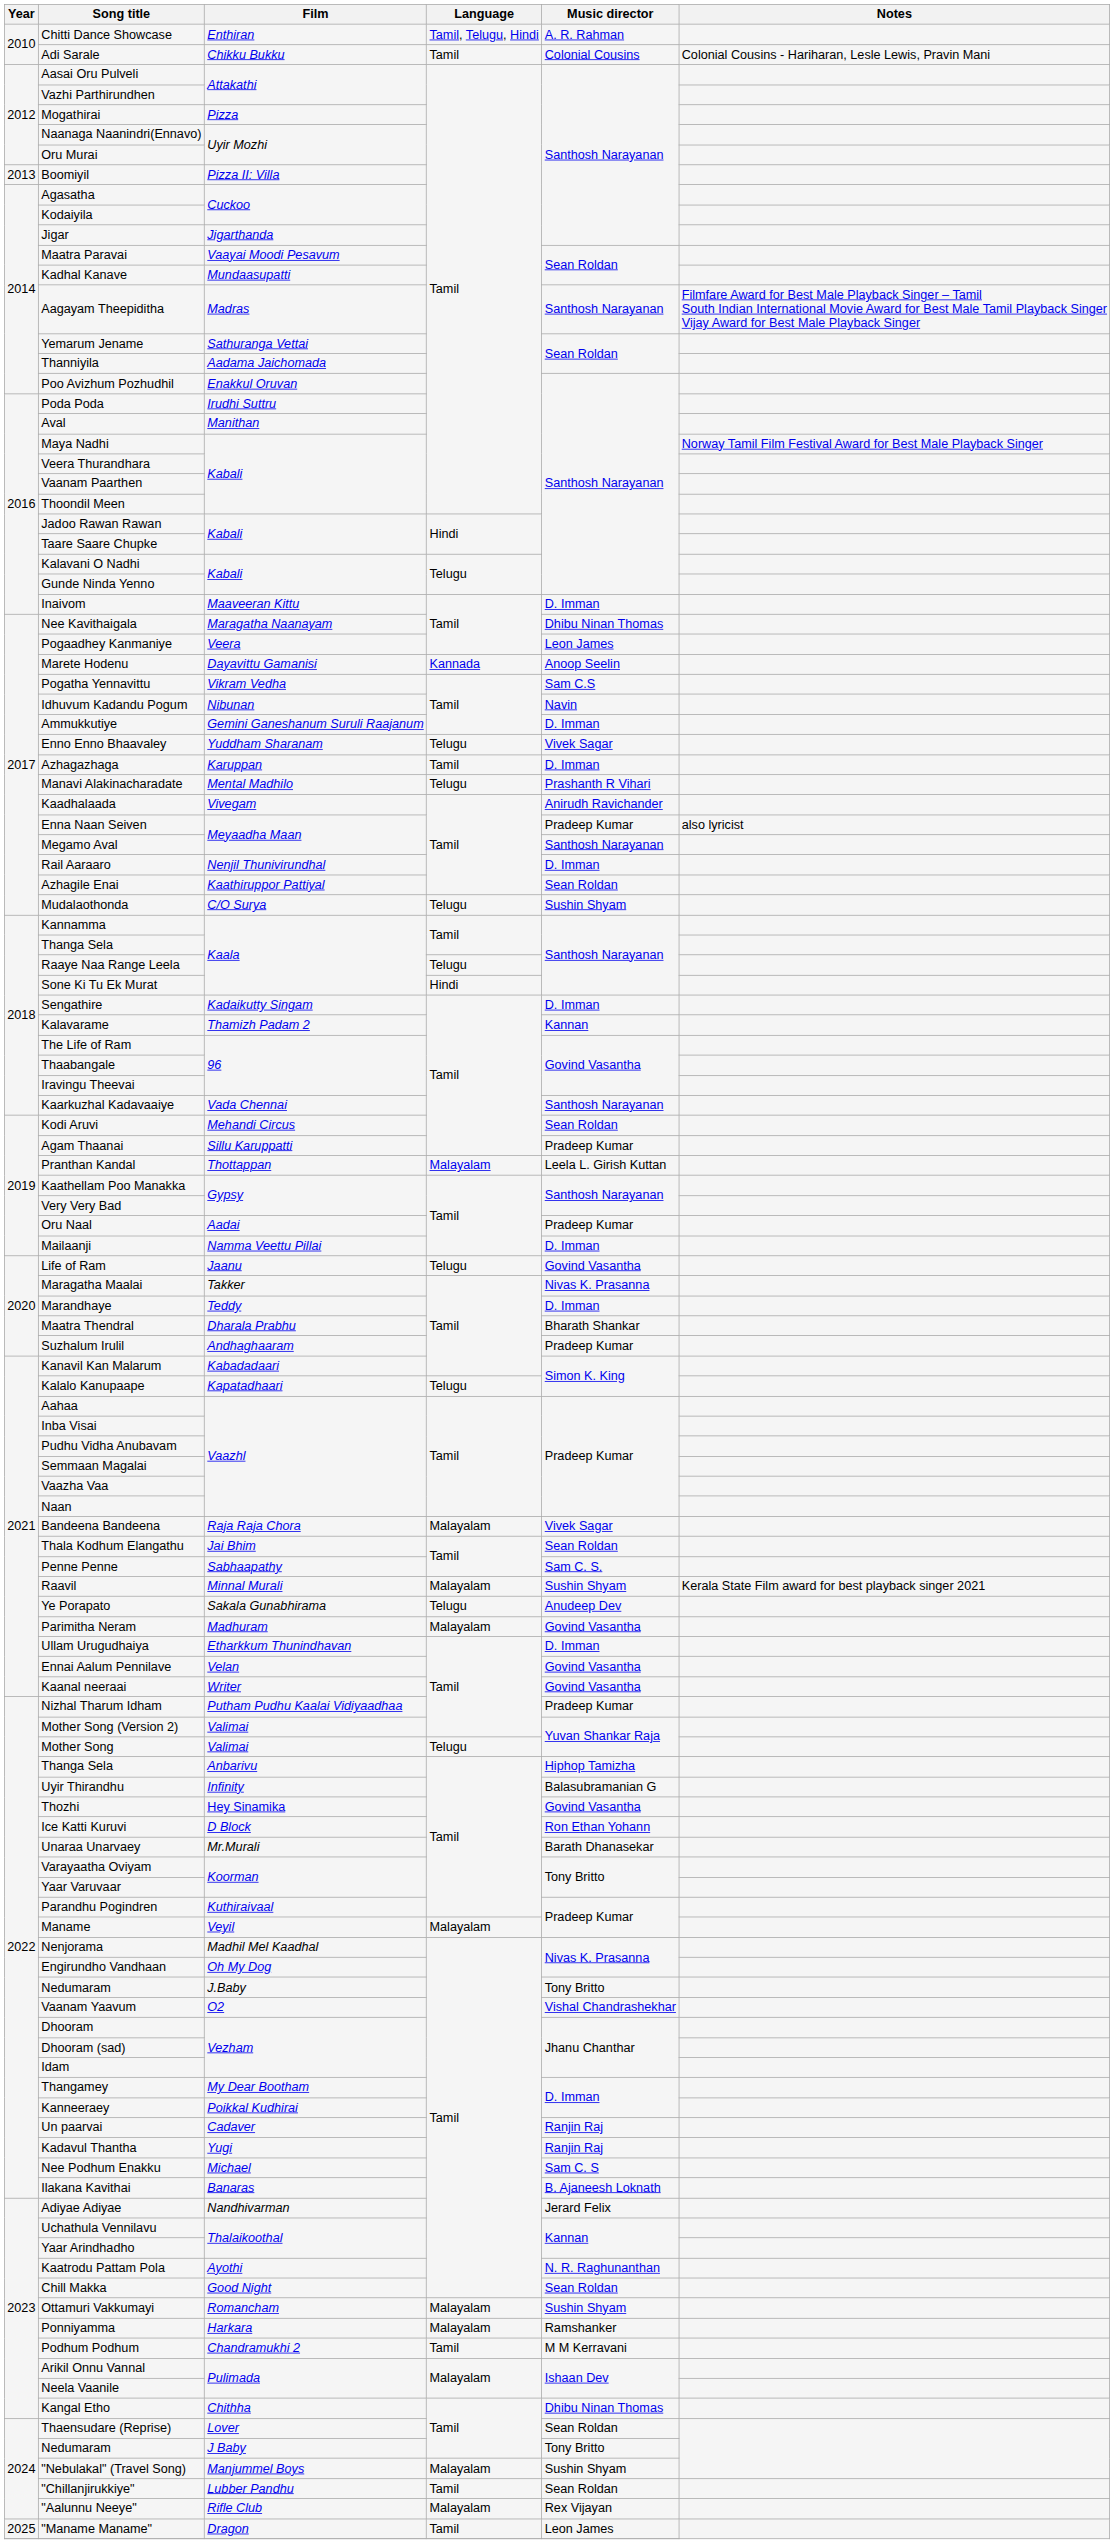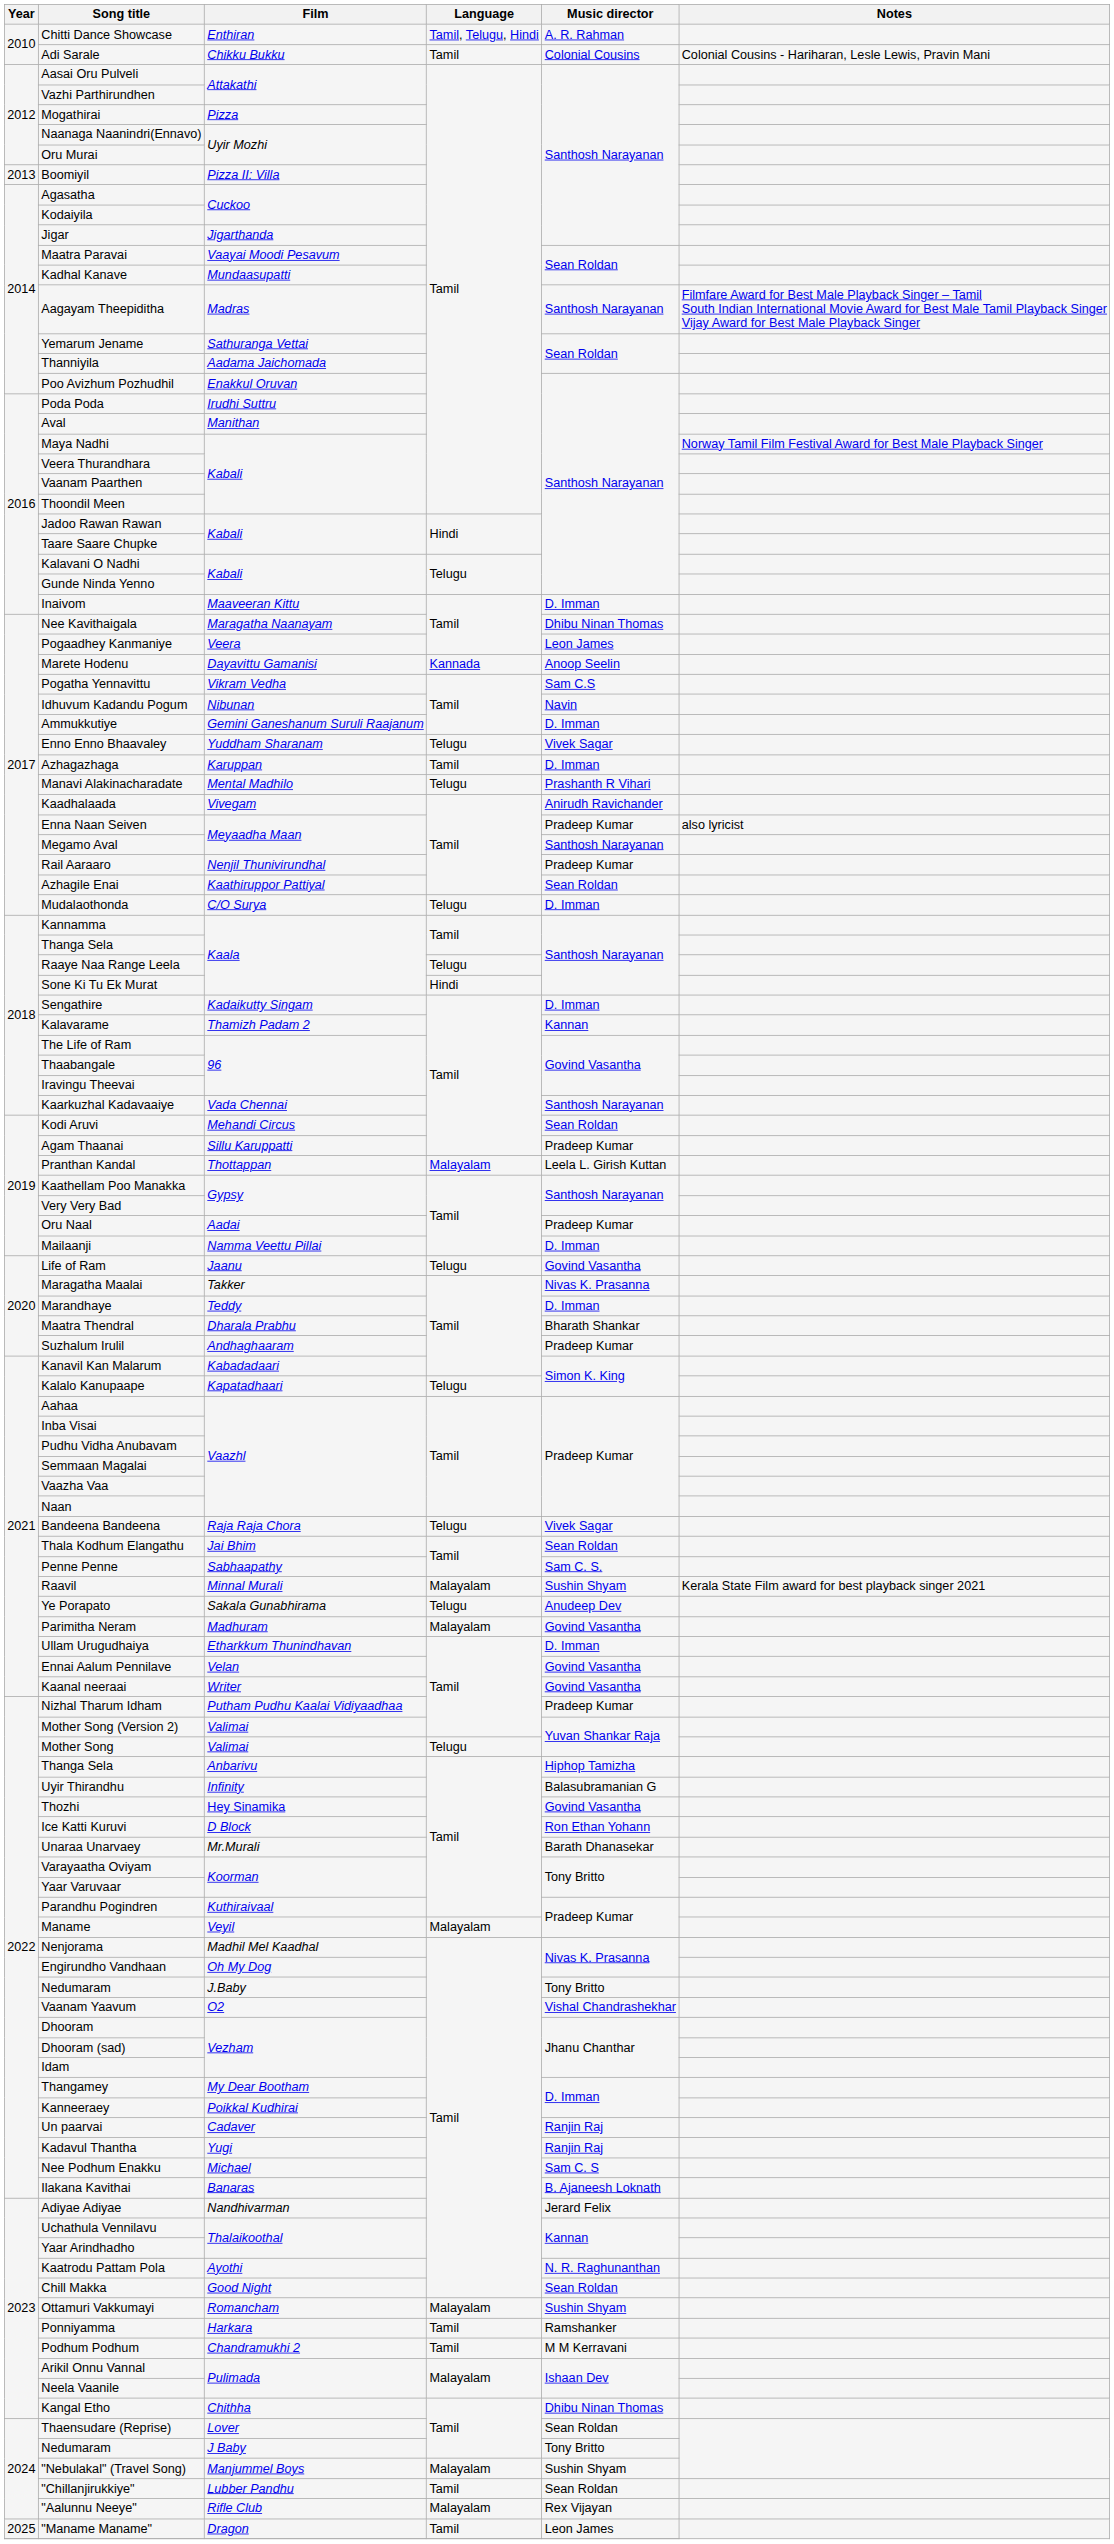(572, 864) D. Imman -> (589, 864) Pradeep Kumar
(585, 904) Sushin Shyam -> (572, 904) D. Imman
(460, 1526) Malayalam -> (448, 1526) Telugu
(460, 2328) Malayalam -> (444, 2328) Tamil
